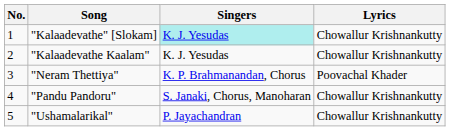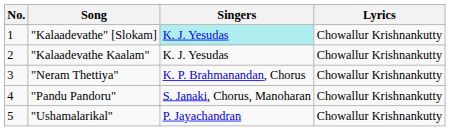(362, 75) Poovachal Khader -> (379, 75) Chowallur Krishnankutty
